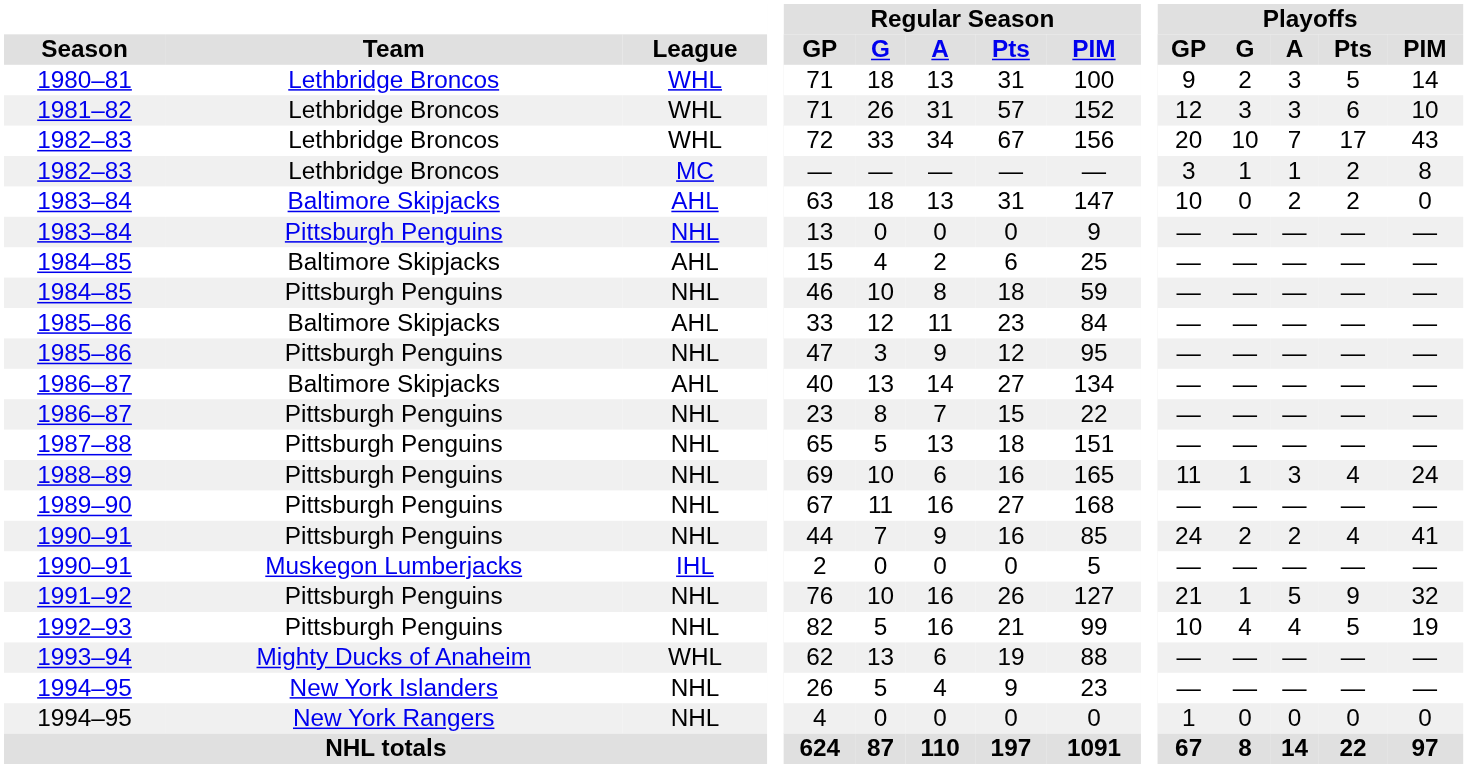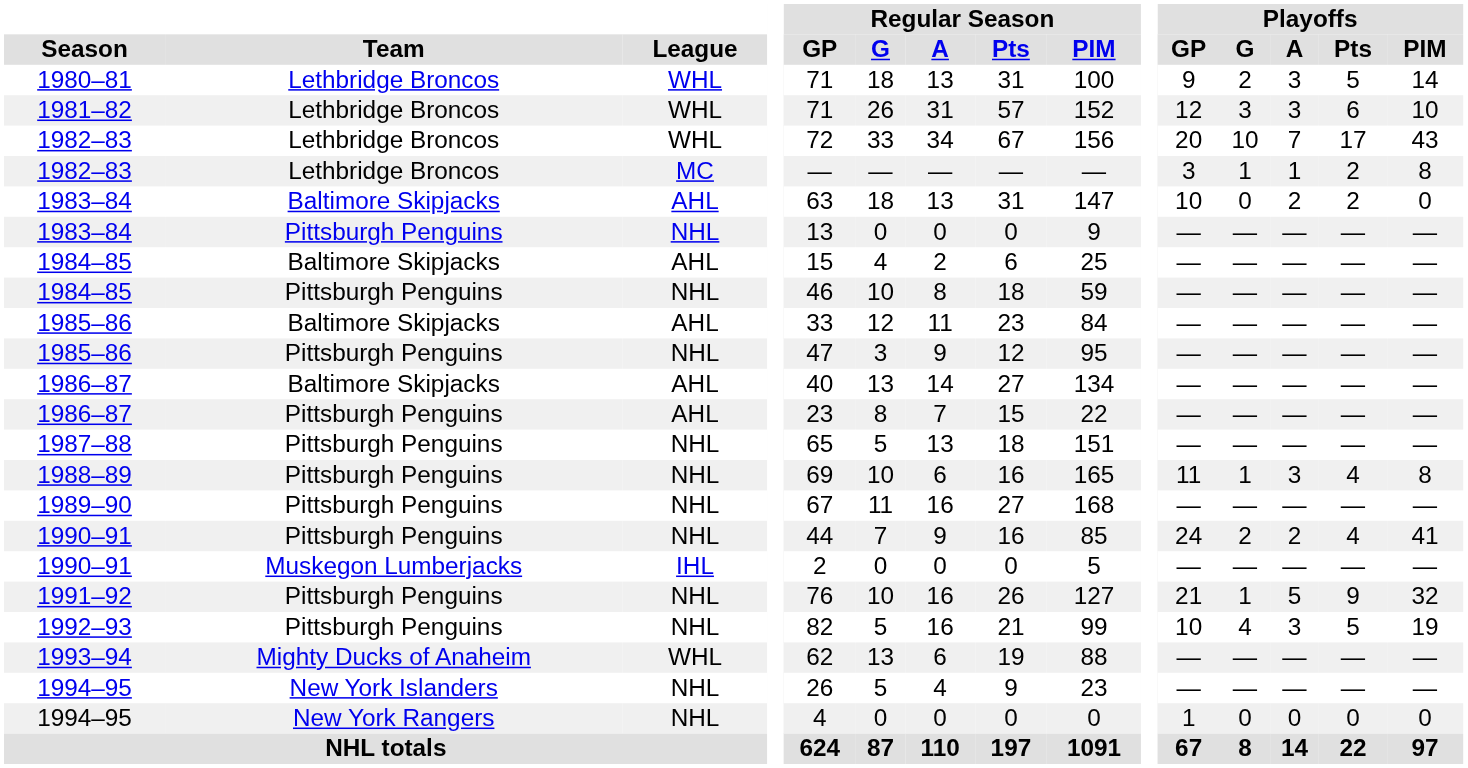(695, 414) NHL -> (695, 414) AHL
(1425, 474) 24 -> (1425, 474) 8
(1295, 626) 4 -> (1295, 626) 3
